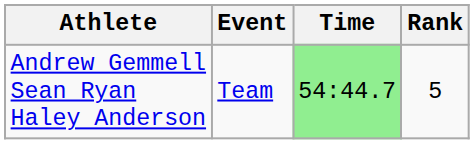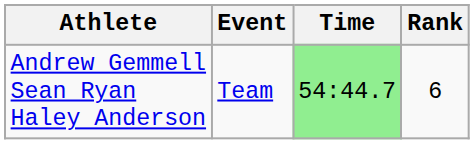(435, 91) 5 -> (435, 91) 6
